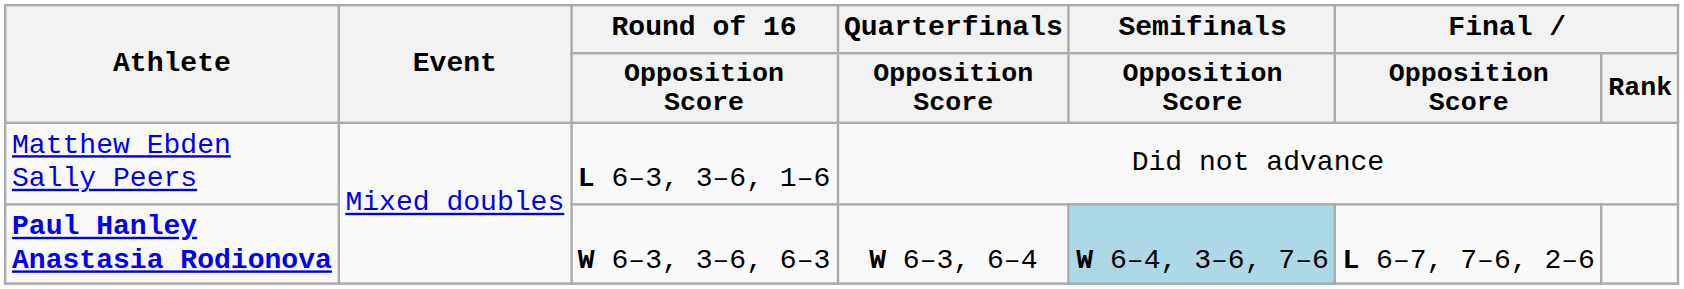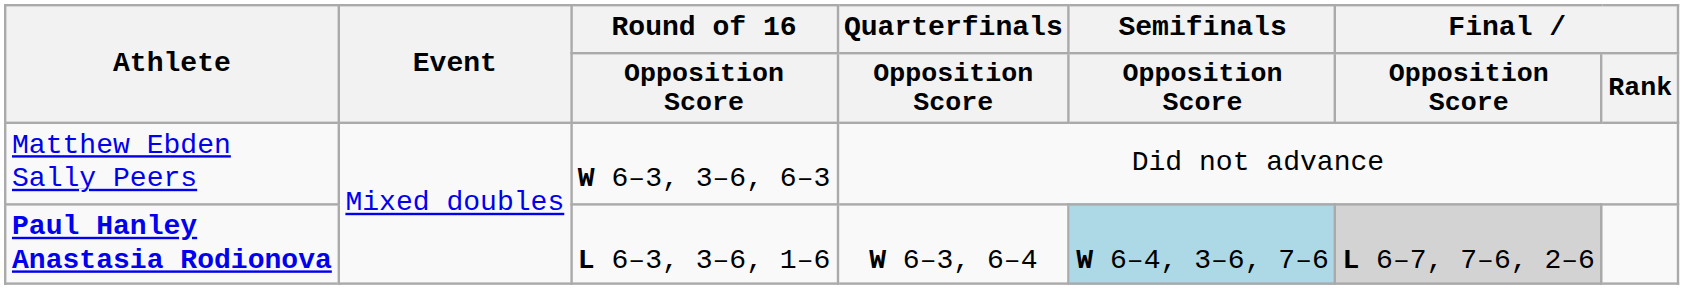(704, 180) L 6–3, 3–6, 1–6 -> (704, 180) W 6–3, 3–6, 6–3
(704, 261) W 6–3, 3–6, 6–3 -> (704, 261) L 6–3, 3–6, 1–6
(1469, 261) no background -> (1469, 261) lightgrey background
